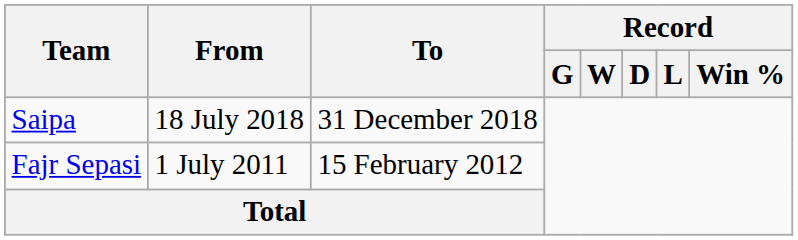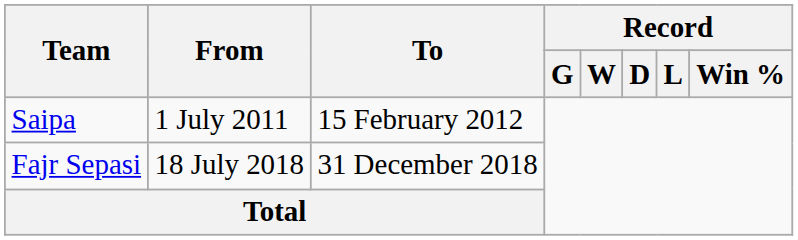(229, 119) 18 July 2018 -> (221, 119) 1 July 2011
(428, 119) 31 December 2018 -> (420, 119) 15 February 2012
(221, 165) 1 July 2011 -> (229, 165) 18 July 2018
(420, 165) 15 February 2012 -> (428, 165) 31 December 2018
